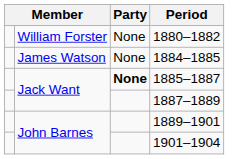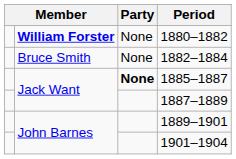(62, 36) normal -> (66, 36) bold
+ row: (194, 57)
- row: (187, 57)
